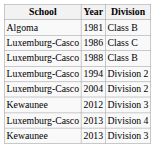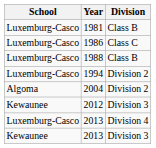(22, 27) Algoma -> (43, 27) Luxemburg-Casco
(43, 89) Luxemburg-Casco -> (22, 89) Algoma
